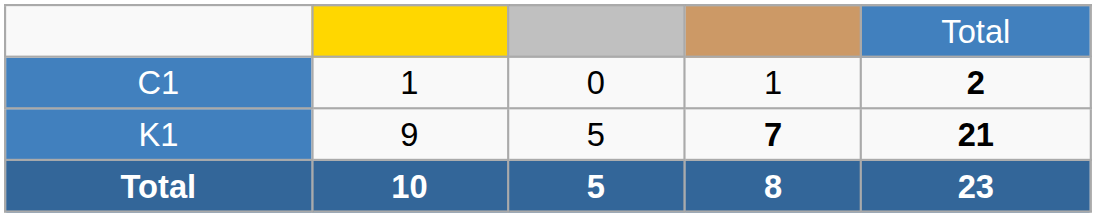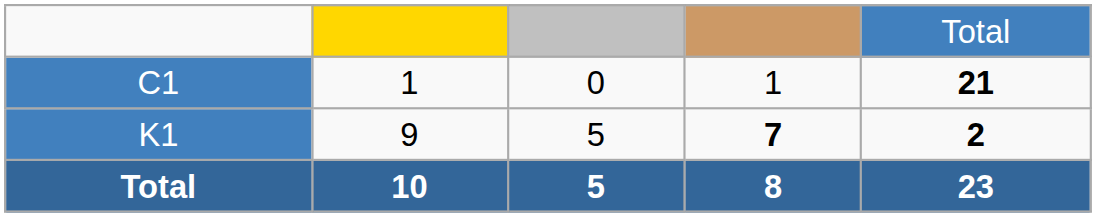(976, 83) 2 -> (976, 83) 21
(976, 135) 21 -> (976, 135) 2
